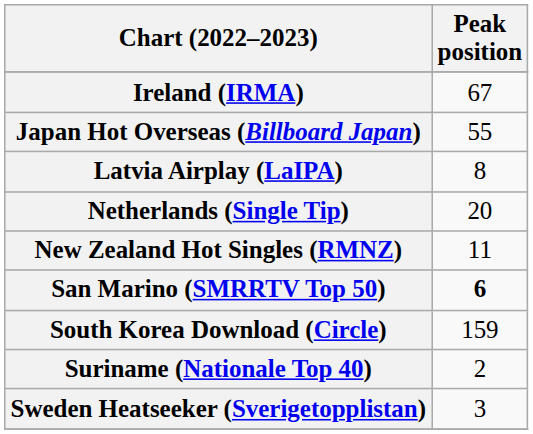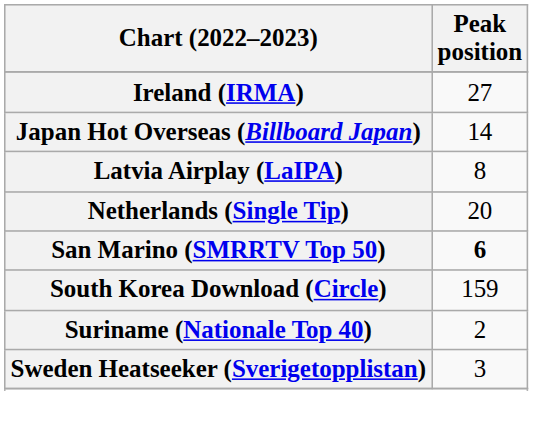(480, 91) 67 -> (480, 91) 27
(480, 131) 55 -> (480, 131) 14
- row: (218, 250)
